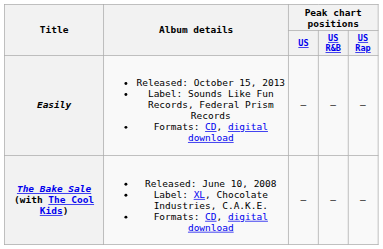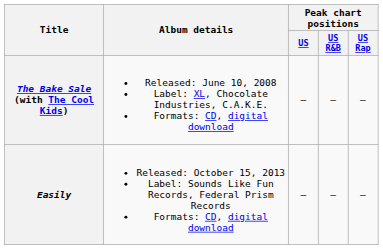rows swapped: (54, 200) <-> (54, 105)
